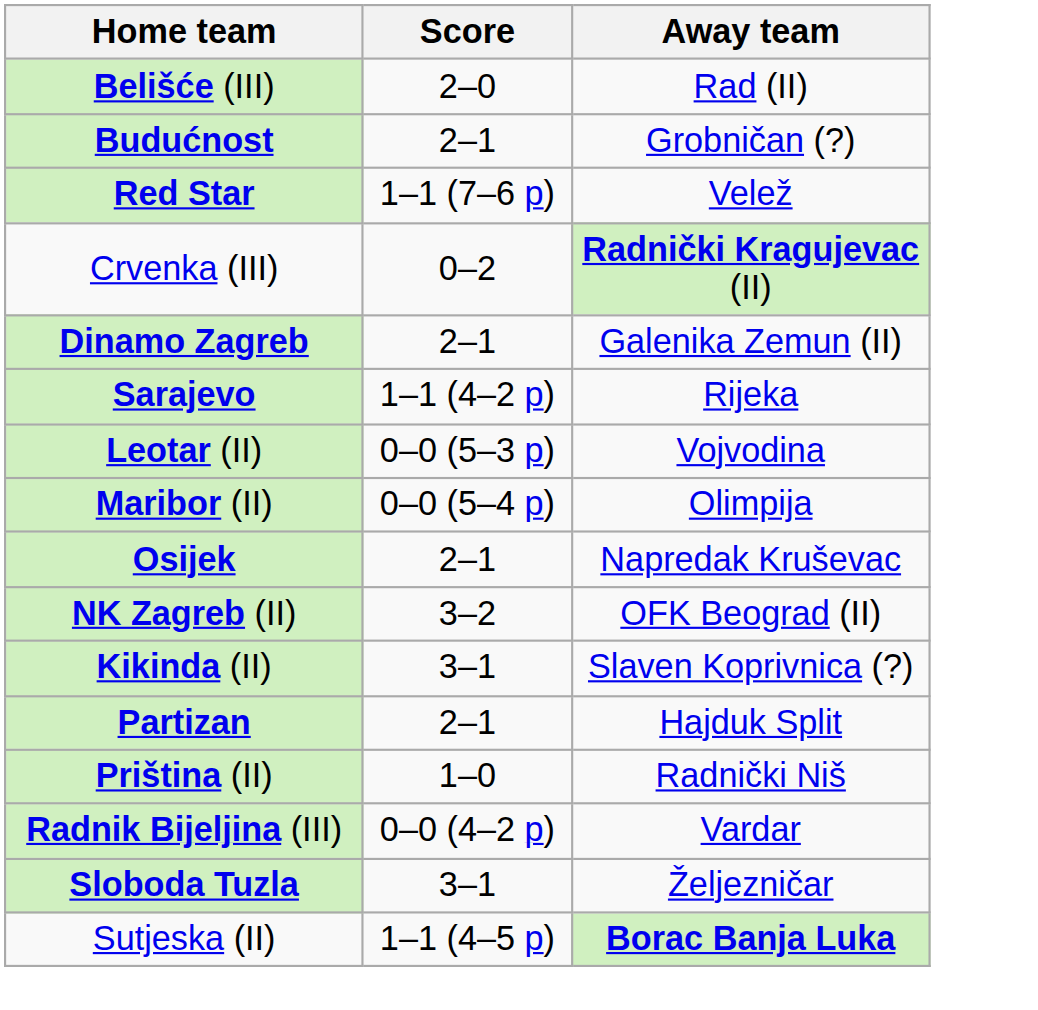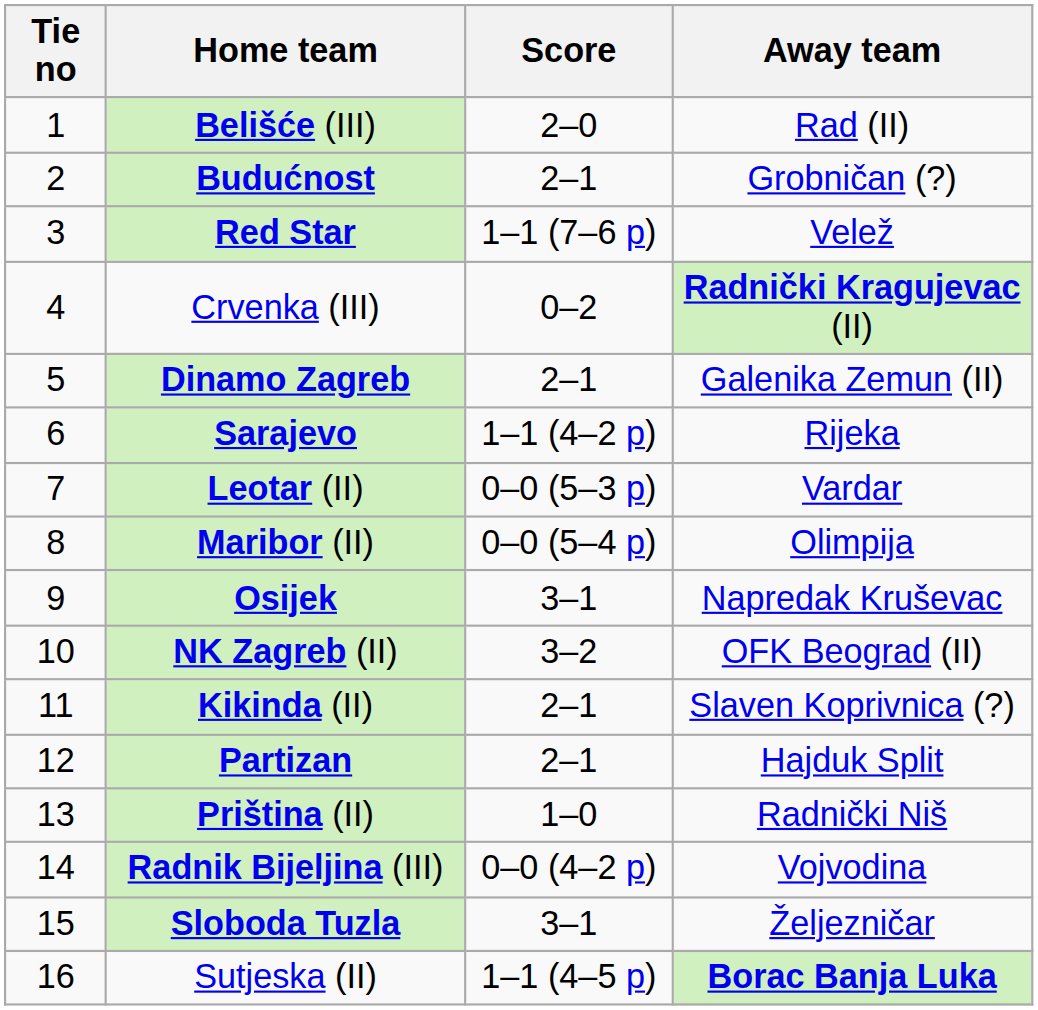+ column: (56, 50)
(751, 450) Vojvodina -> (852, 488) Vardar
(467, 558) 2–1 -> (569, 597) 3–1
(467, 667) 3–1 -> (569, 706) 2–1
(751, 830) Vardar -> (852, 868) Vojvodina
